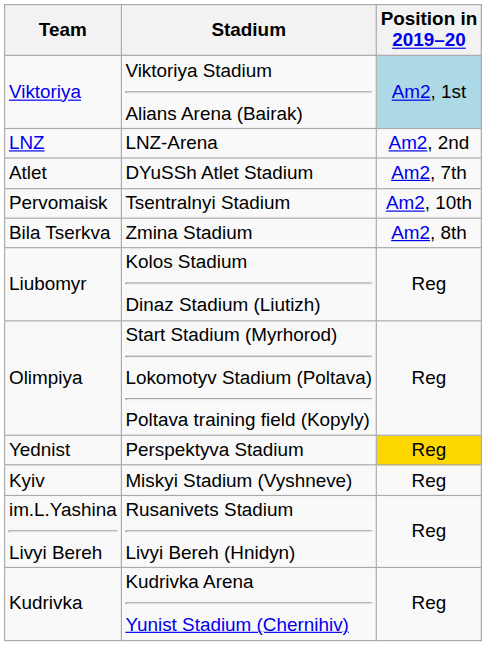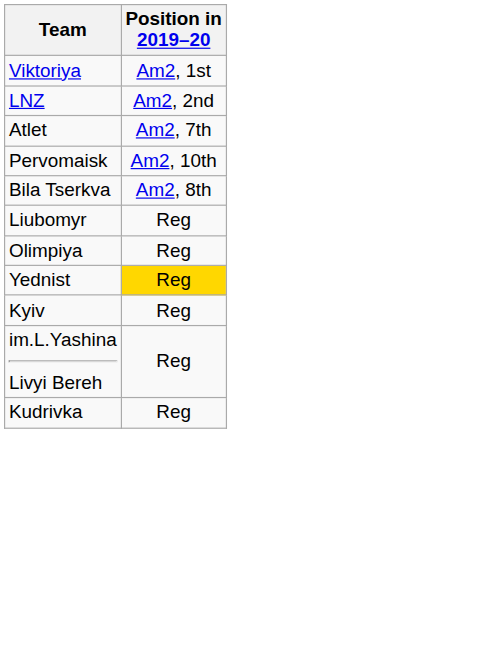- column: (249, 30)
(429, 91) lightblue background -> (174, 70) no background
